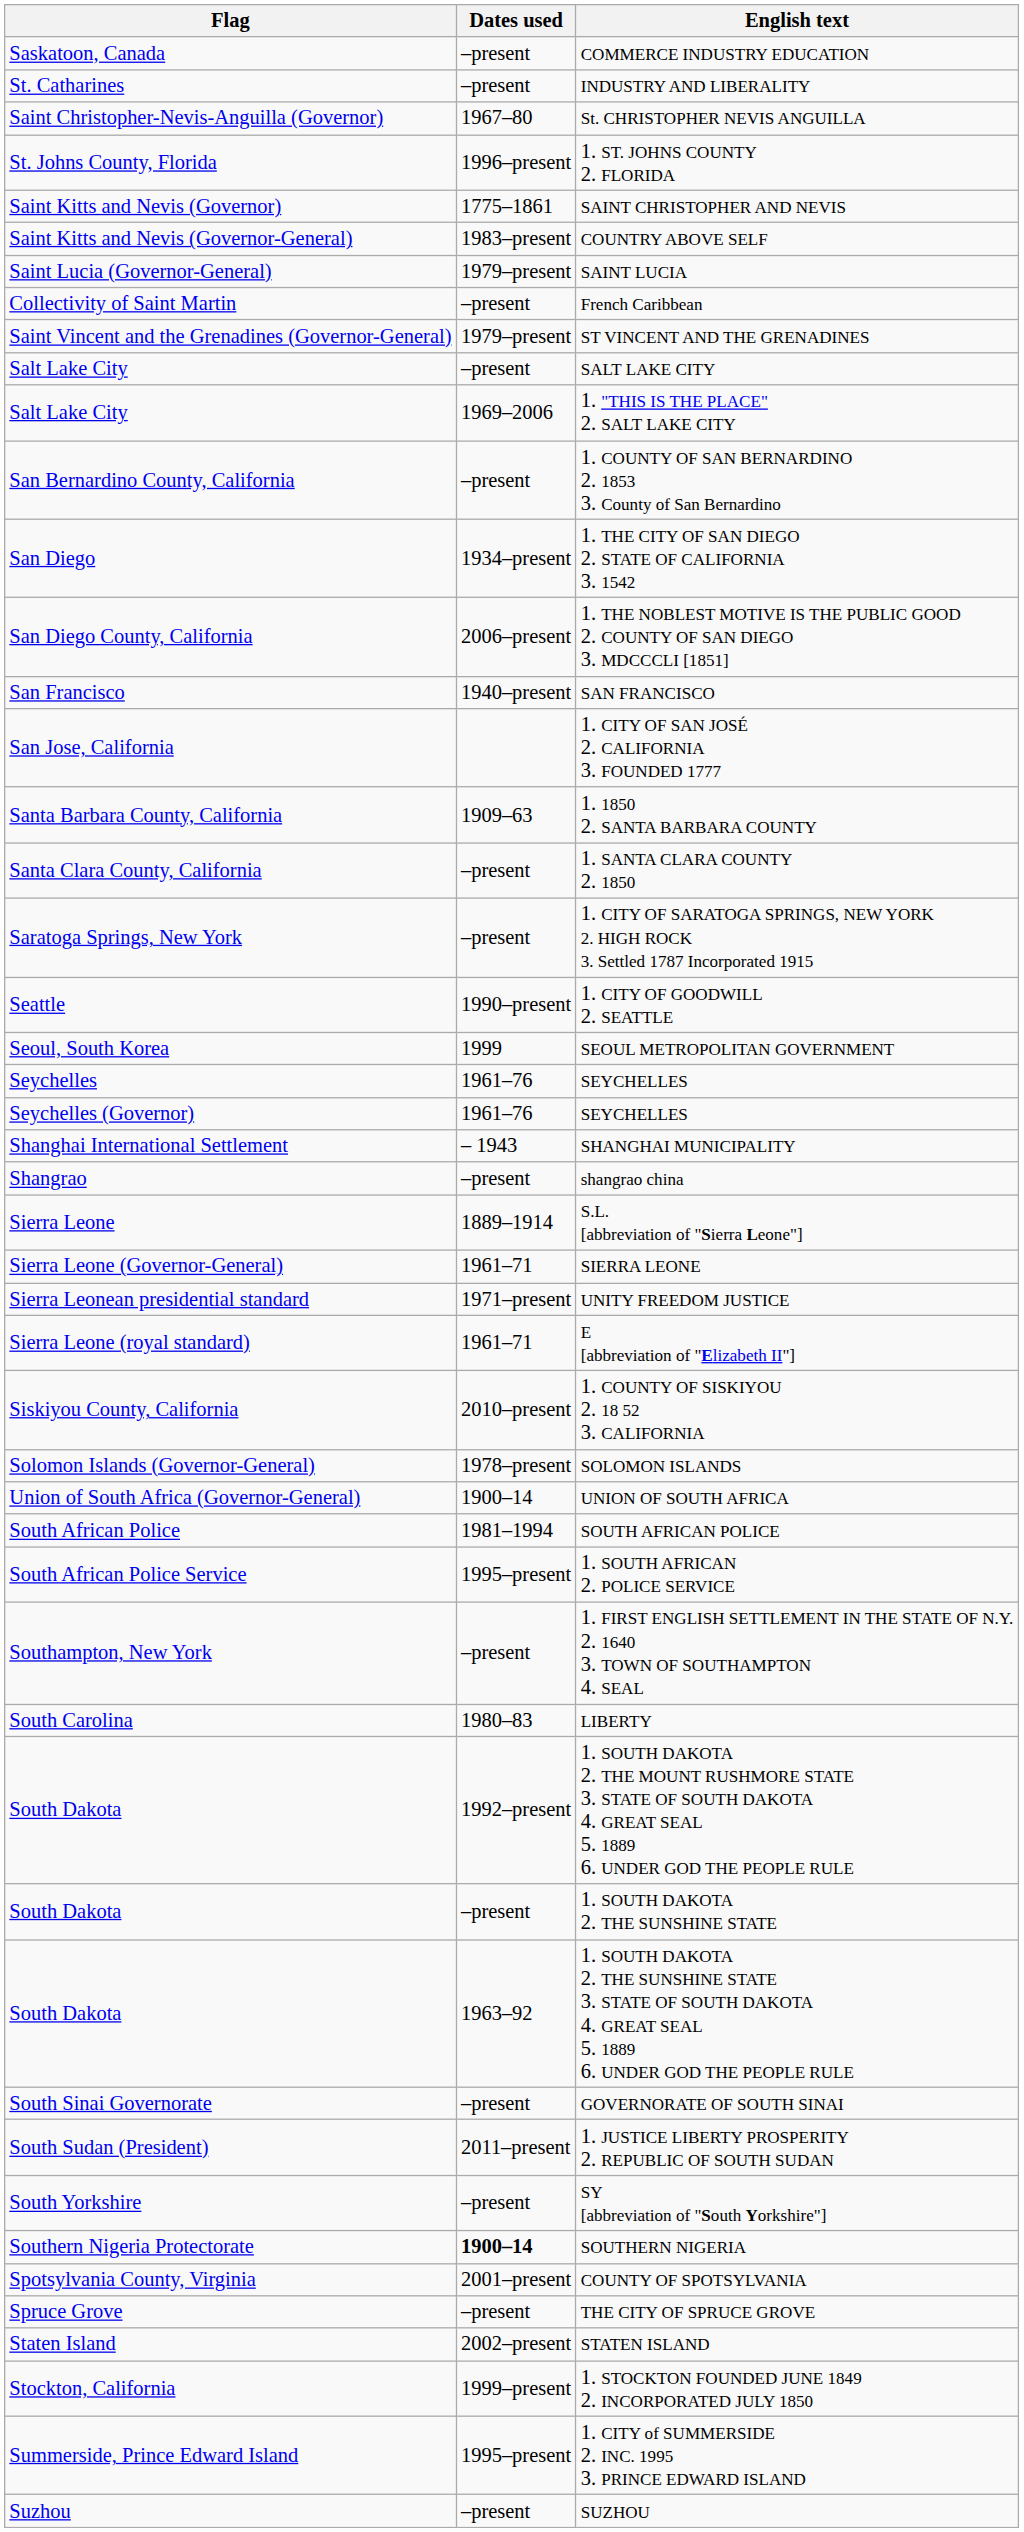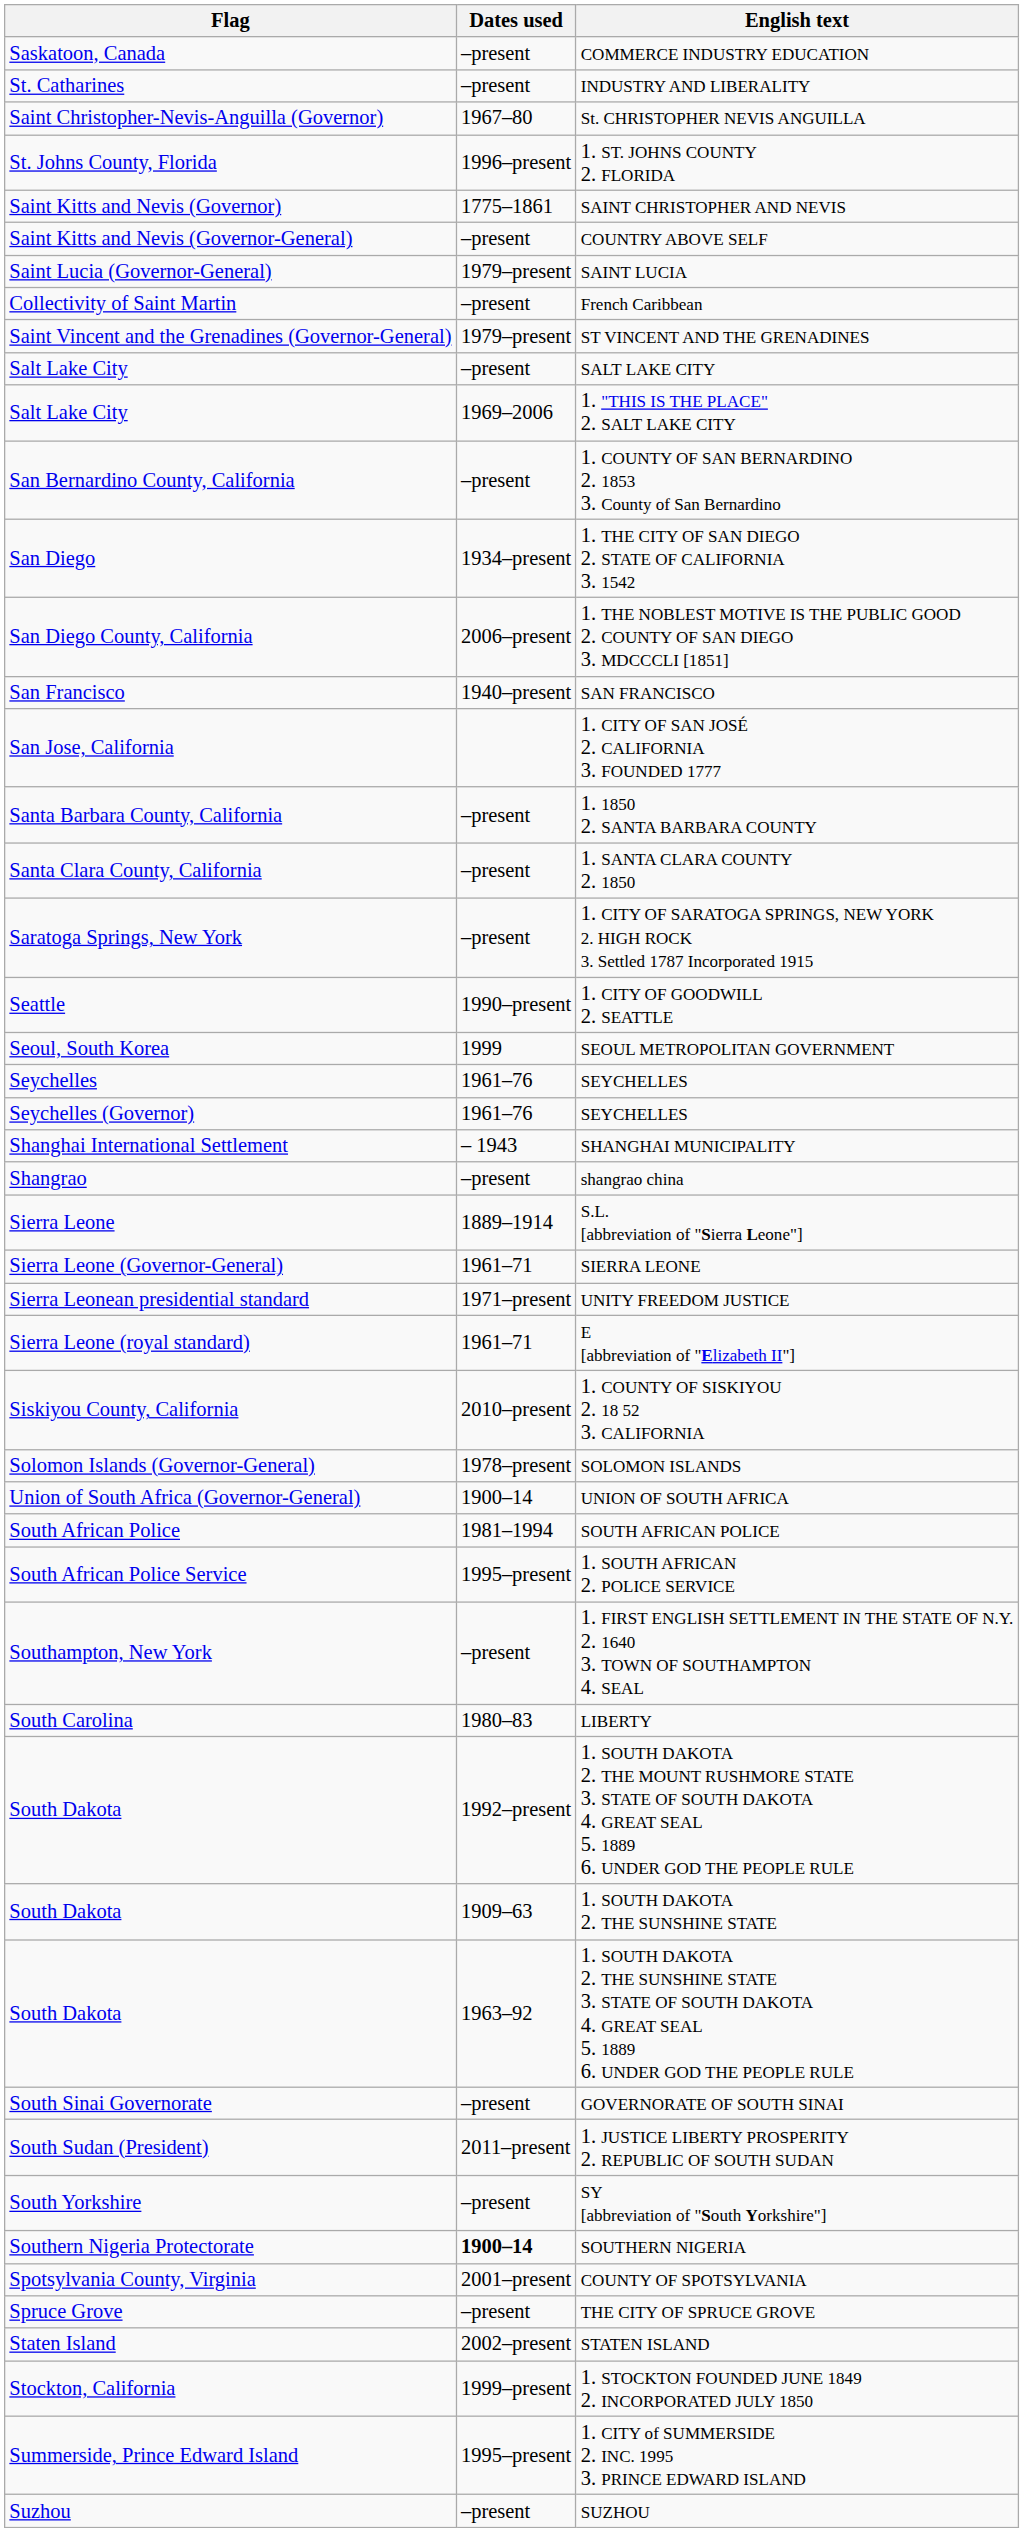(516, 238) 1983–present -> (496, 238) –present
(497, 814) 1909–63 -> (496, 814) –present
(496, 1911) –present -> (497, 1911) 1909–63
